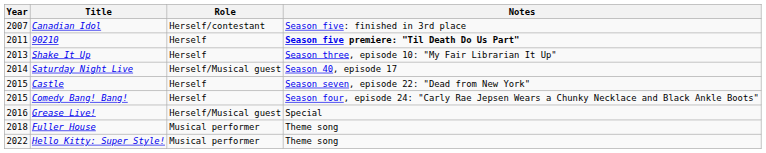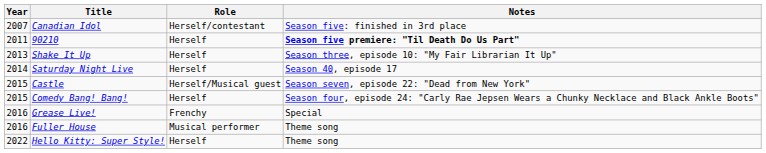(225, 69) Herself/Musical guest -> (188, 69) Herself
(188, 84) Herself -> (225, 84) Herself/Musical guest
(225, 112) Herself/Musical guest -> (188, 112) Frenchy
(17, 127) 2018 -> (17, 127) 2016
(214, 141) Musical performer -> (188, 141) Herself
